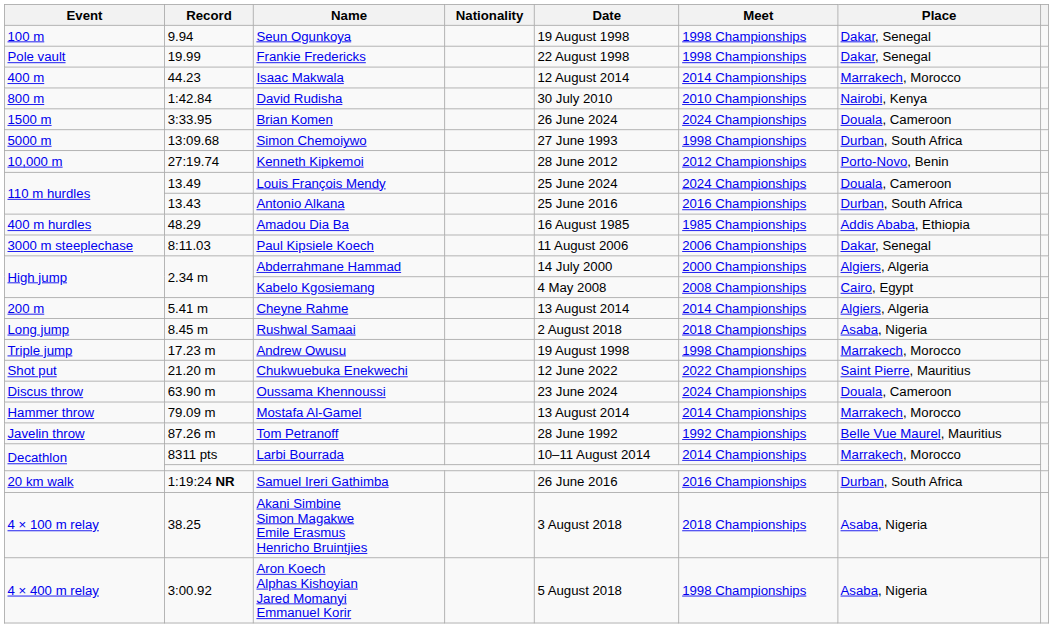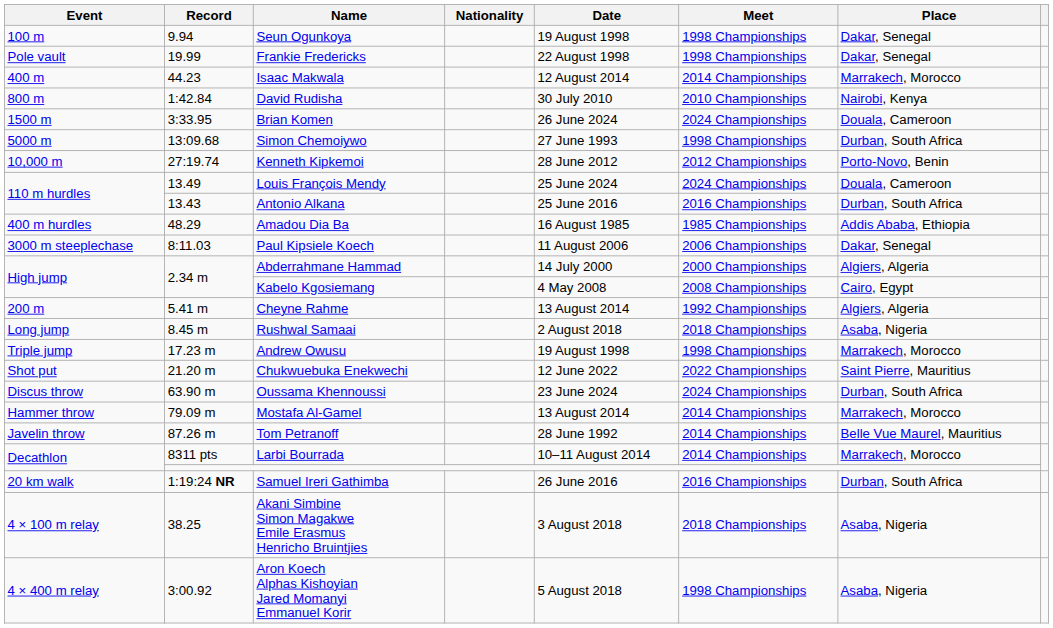(744, 308) 2014 Championships -> (744, 308) 1992 Championships
(896, 392) Douala, Cameroon -> (902, 392) Durban, South Africa
(744, 434) 1992 Championships -> (744, 434) 2014 Championships
